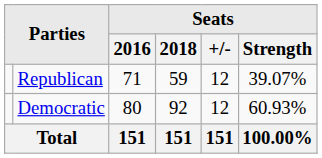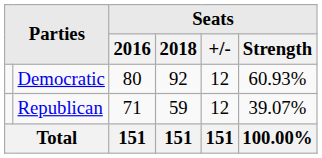rows swapped: (61, 108) <-> (60, 78)
